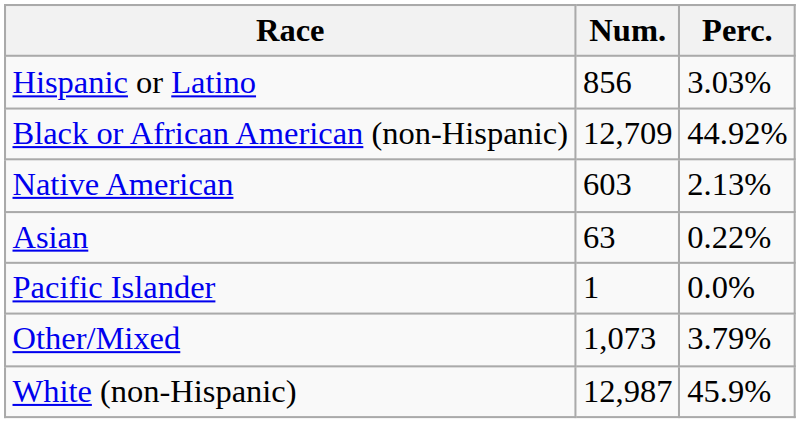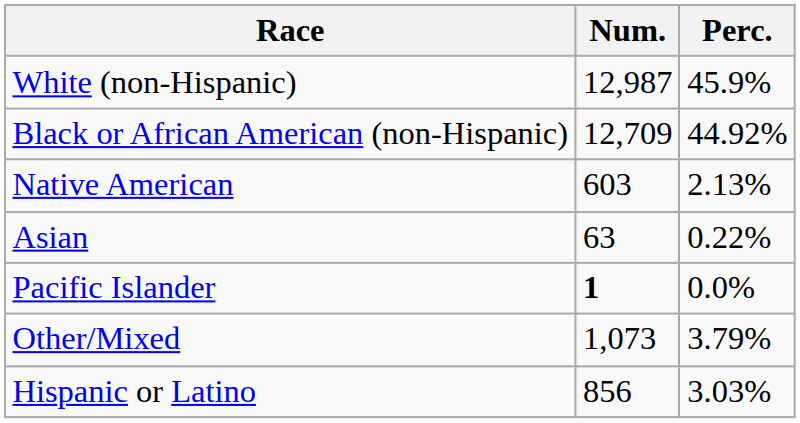rows swapped: (155, 390) <-> (134, 81)
(591, 287) normal -> (591, 287) bold
